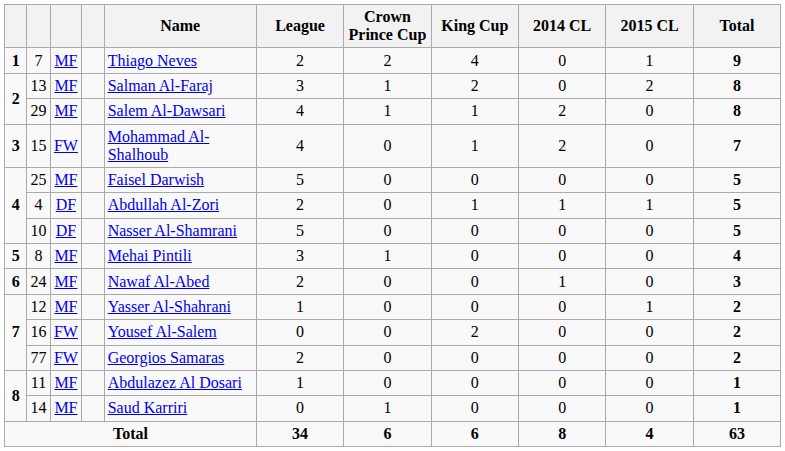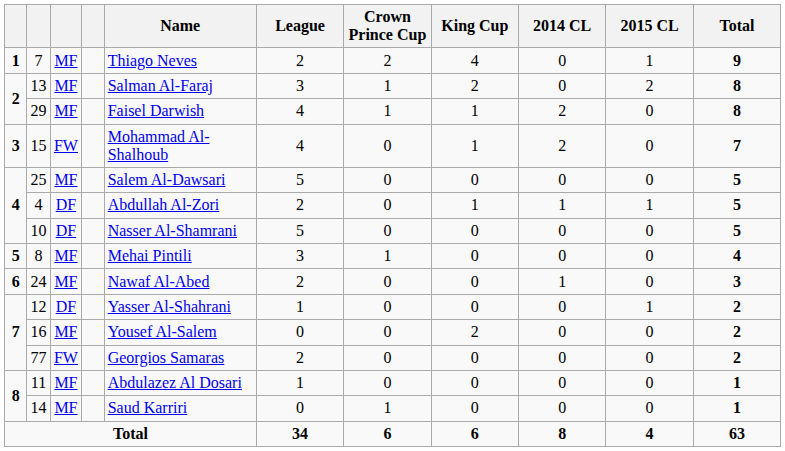(167, 111) Salem Al-Dawsari -> (156, 111) Faisel Darwish
(156, 180) Faisel Darwish -> (167, 180) Salem Al-Dawsari
(66, 306) MF -> (66, 306) DF
(66, 332) FW -> (66, 332) MF
